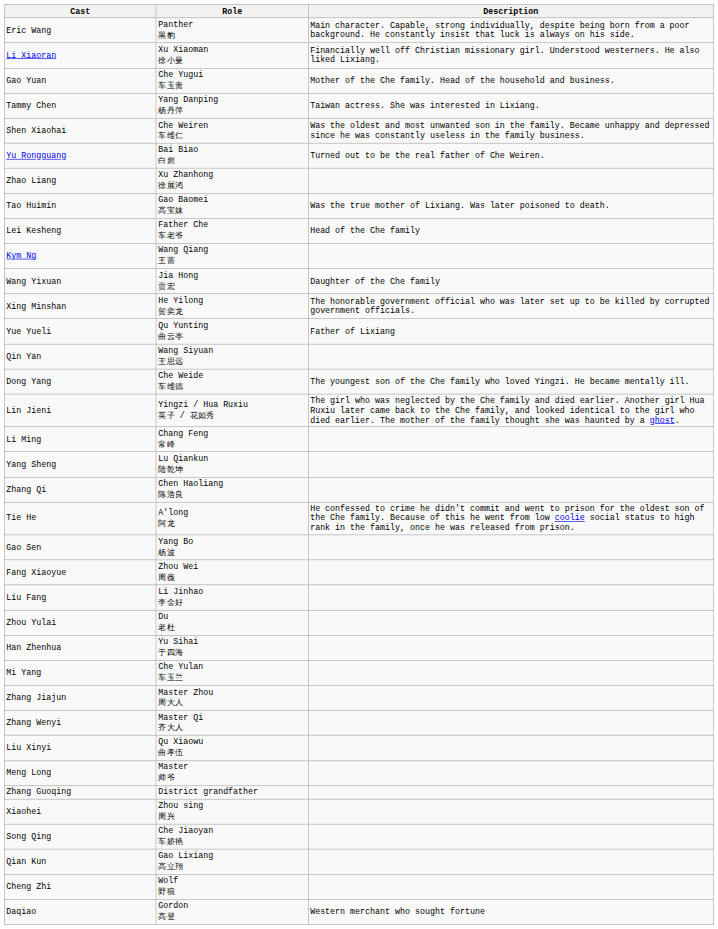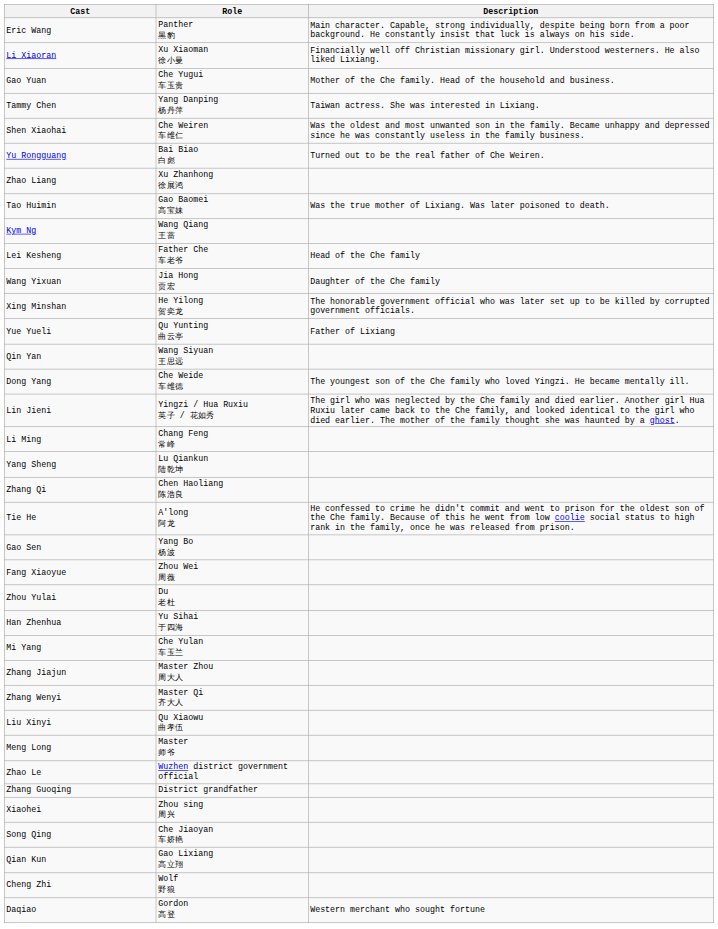rows swapped: (34, 231) <-> (21, 256)
- row: (26, 598)
+ row: (24, 772)
